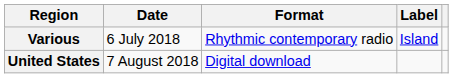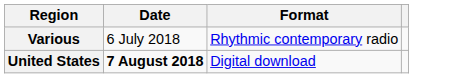- column: (419, 15)
(152, 61) normal -> (155, 61) bold
